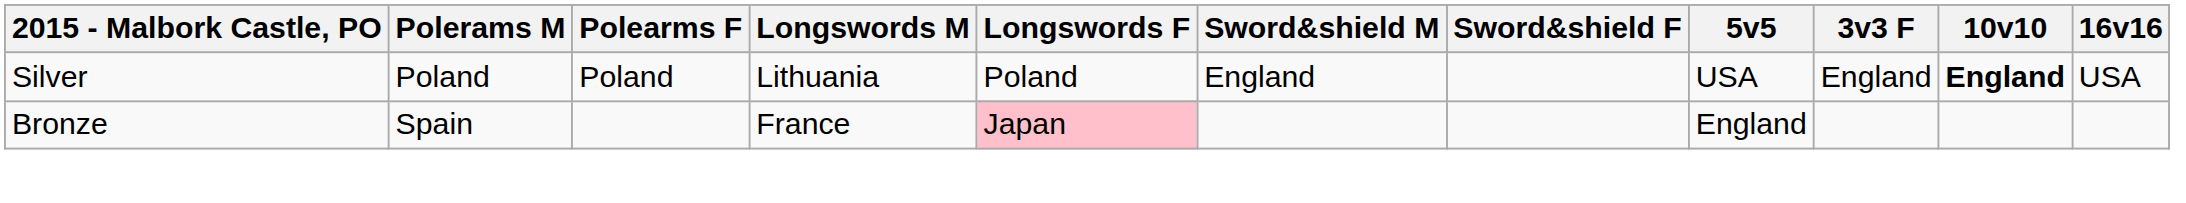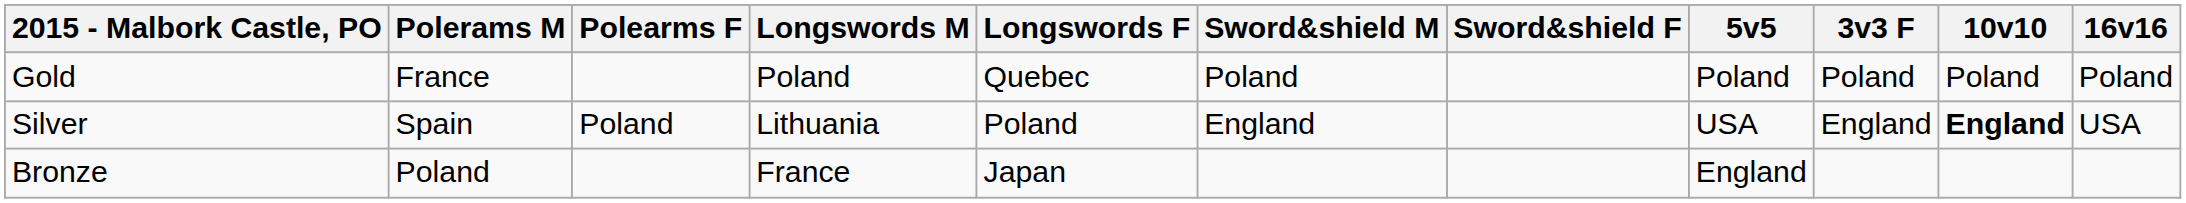+ row: (44, 76)
(443, 76) Poland -> (434, 124) Spain
(434, 124) Spain -> (443, 172) Poland
(1025, 124) pink background -> (1025, 172) no background
